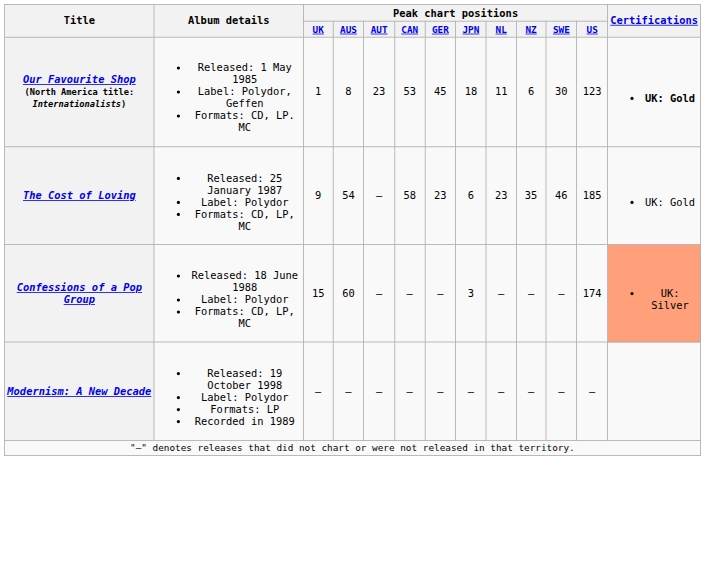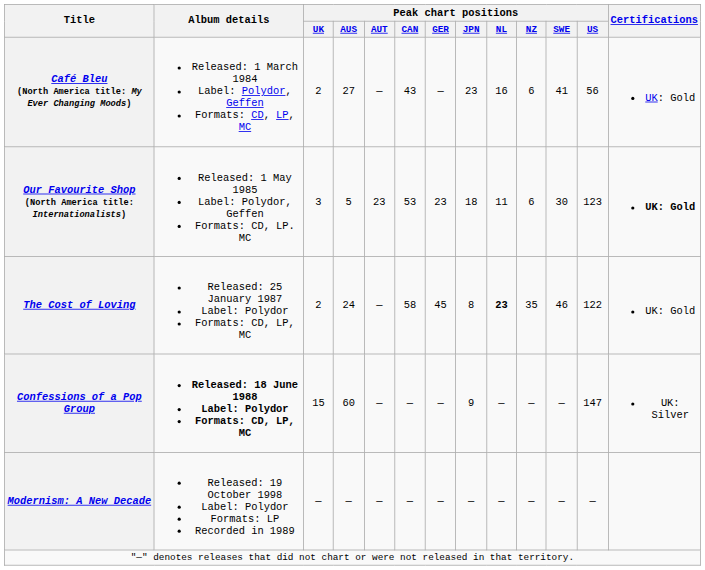+ row: (79, 92)
(318, 92) 1 -> (318, 202) 3
(348, 92) 8 -> (349, 202) 5
(440, 92) 45 -> (441, 202) 23
(318, 196) 9 -> (318, 305) 2
(348, 196) 54 -> (349, 305) 24
(440, 196) 23 -> (441, 305) 45
(471, 196) 6 -> (471, 305) 8
(501, 196) normal -> (501, 305) bold
(592, 196) 185 -> (593, 305) 122
(229, 299) normal -> (229, 409) bold
(471, 293) 3 -> (471, 403) 9
(592, 293) 174 -> (593, 403) 147
(654, 299) lightsalmon background -> (654, 409) no background
